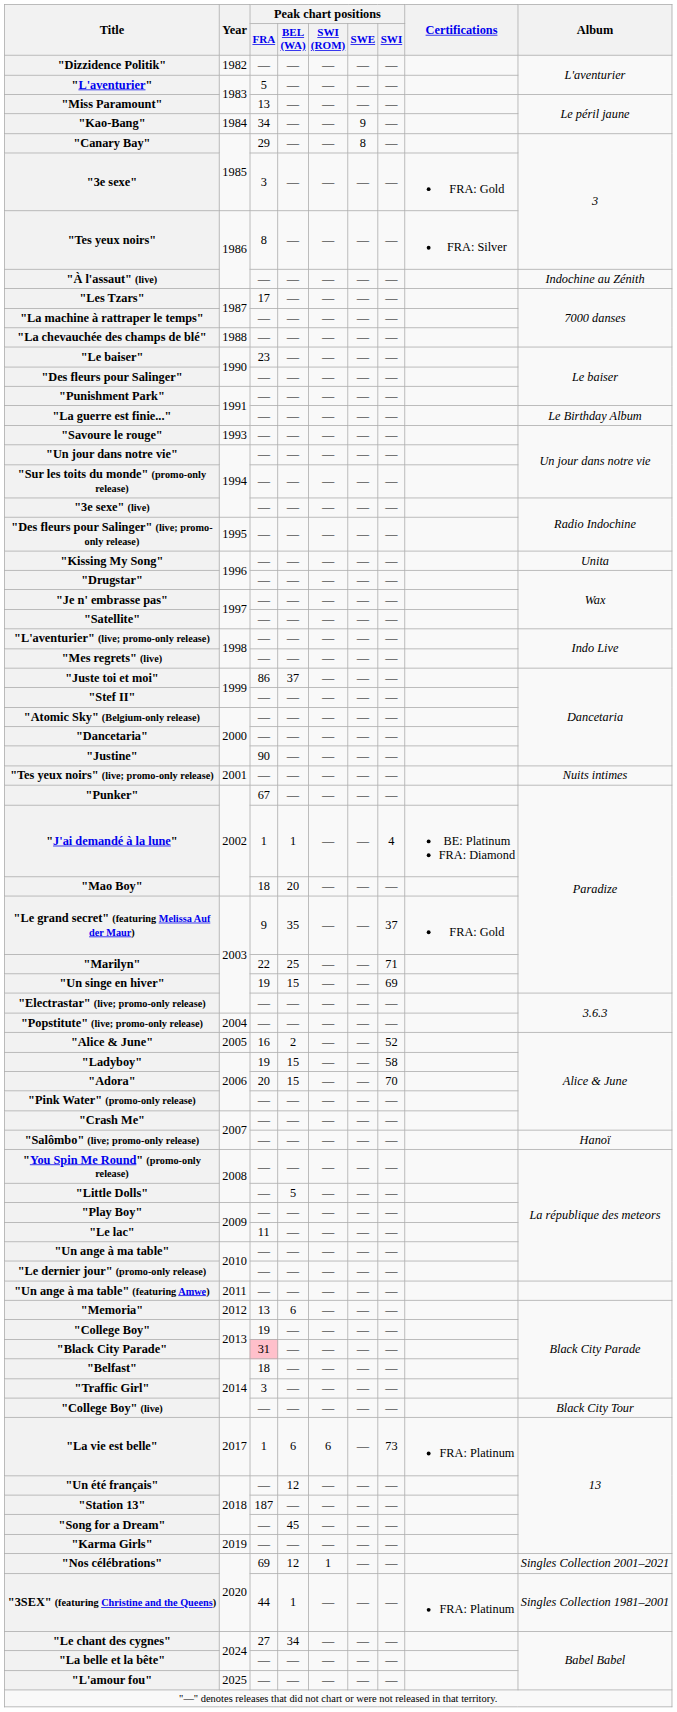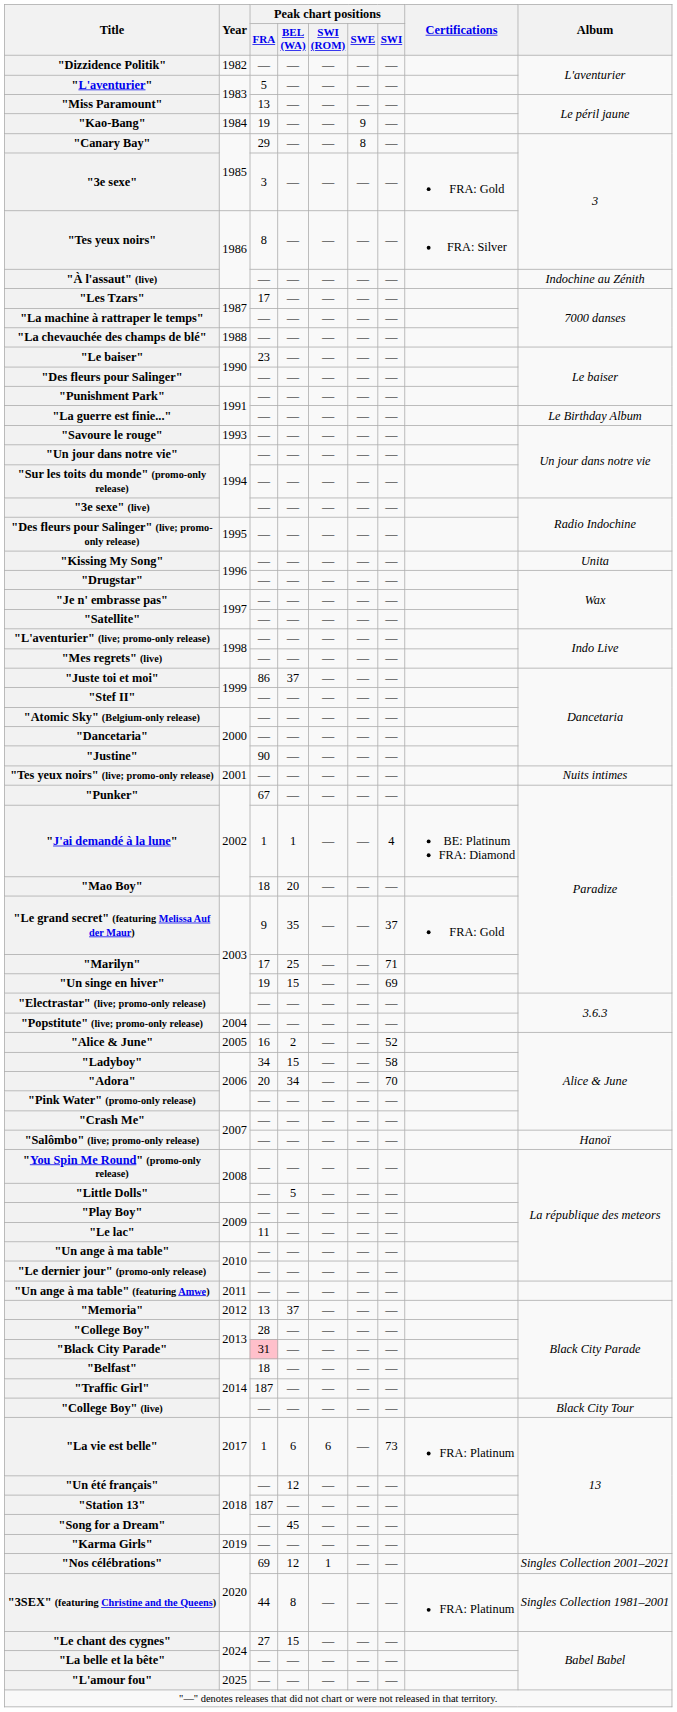(264, 123) 34 -> (264, 123) 19
(264, 964) 22 -> (264, 964) 17
(264, 1061) 19 -> (264, 1061) 34
(293, 1081) 15 -> (293, 1081) 34
(293, 1310) 6 -> (293, 1310) 37
(264, 1329) 19 -> (264, 1329) 28
(264, 1388) 3 -> (264, 1388) 187
(293, 1602) 1 -> (293, 1602) 8
(293, 1641) 34 -> (293, 1641) 15
